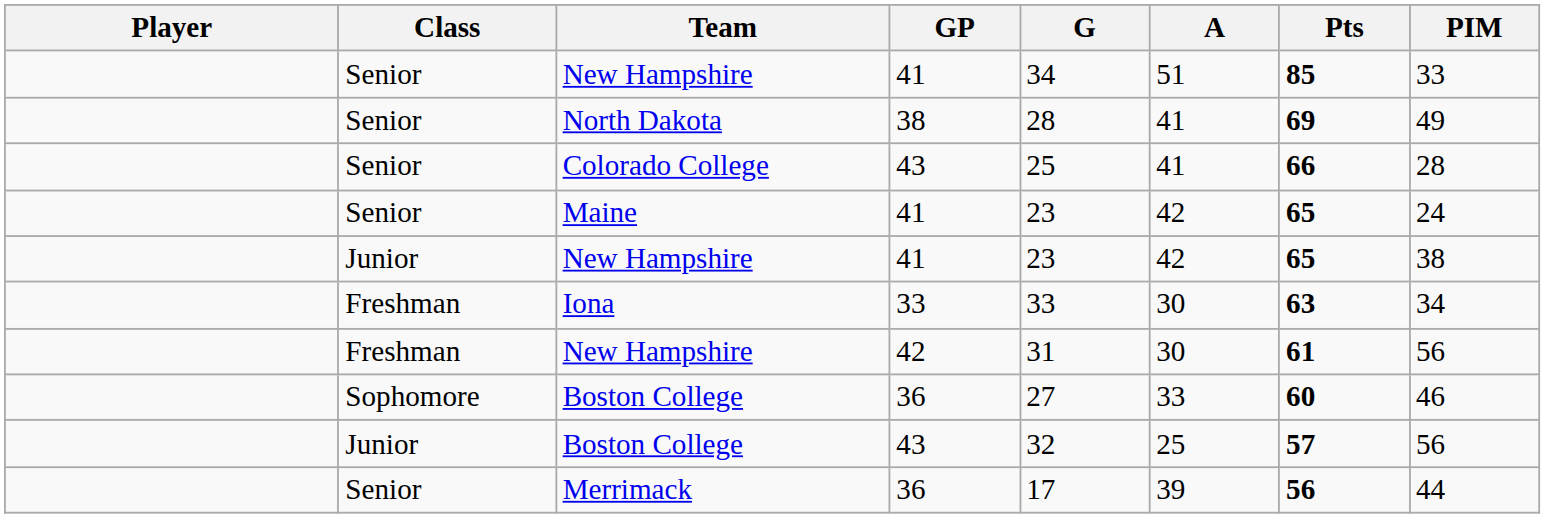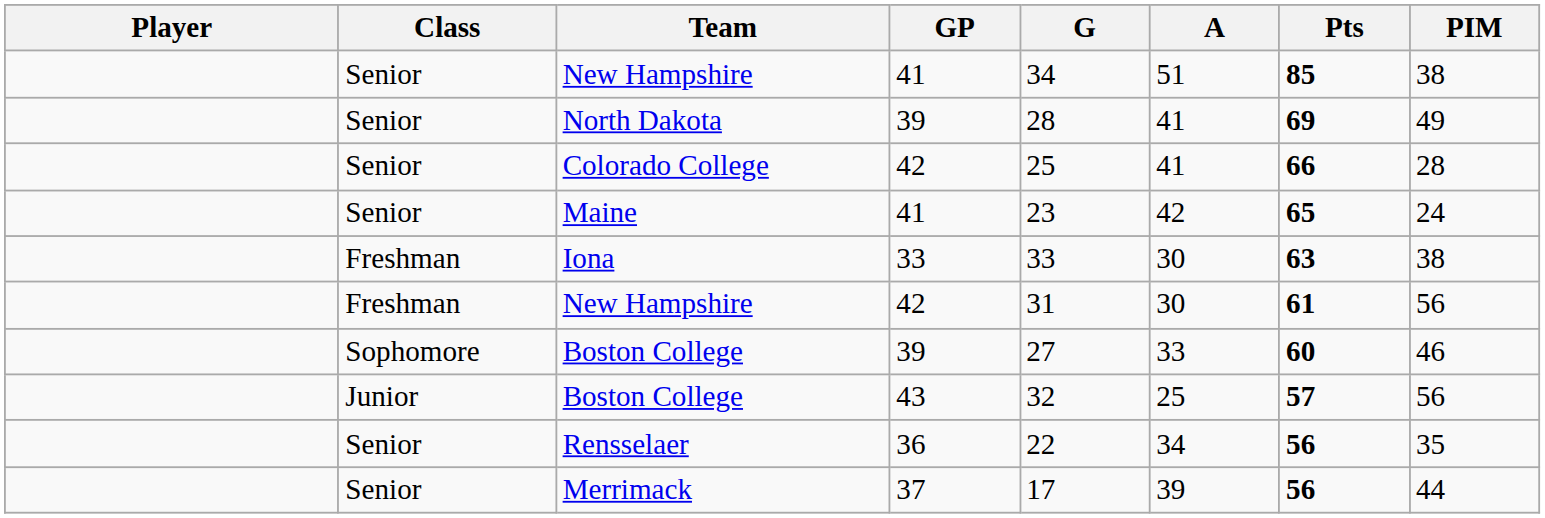(1431, 73) 33 -> (1431, 73) 38
(911, 119) 38 -> (911, 119) 39
(911, 166) 43 -> (911, 166) 42
- row: (382, 258)
(1431, 304) 34 -> (1431, 258) 38
(911, 397) 36 -> (911, 350) 39
+ row: (383, 443)
(911, 489) 36 -> (911, 489) 37
